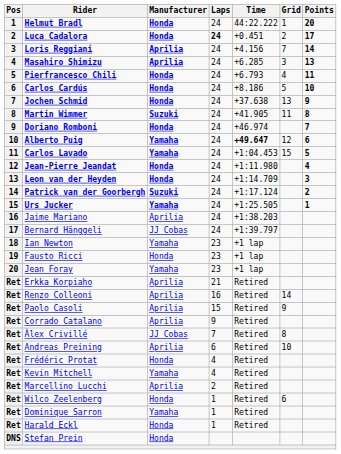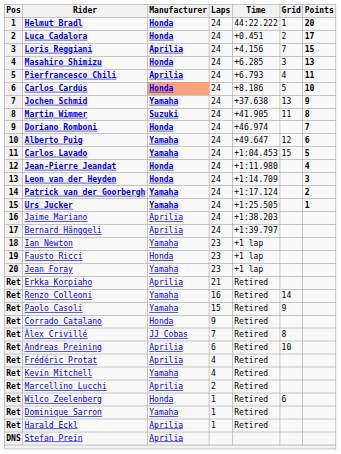(216, 37) bold -> (216, 37) normal
(310, 50) 14 -> (310, 50) 15
(166, 63) Aprilia -> (161, 63) Honda
(161, 76) Honda -> (166, 76) Aprilia
(161, 89) no background -> (161, 89) lightsalmon background
(161, 102) Honda -> (164, 102) Yamaha
(251, 141) bold -> (251, 141) normal
(164, 193) Suzuki -> (164, 193) Yamaha
(169, 231) JJ Cobas -> (166, 231) Aprilia
(166, 296) Aprilia -> (164, 296) Yamaha
(166, 309) Aprilia -> (164, 309) Yamaha
(166, 322) Aprilia -> (161, 322) Honda
(161, 361) Honda -> (166, 361) Aprilia
(161, 426) Honda -> (166, 426) Aprilia
(161, 439) Honda -> (166, 439) Aprilia
